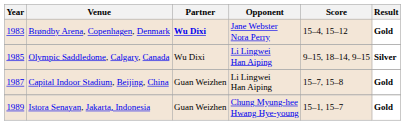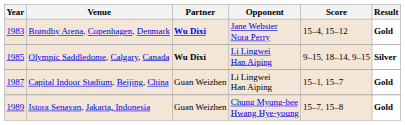(189, 57) normal -> (190, 57) bold
(323, 82) 15–7, 15–8 -> (323, 82) 15–1, 15–7
(323, 108) 15–1, 15–7 -> (323, 108) 15–7, 15–8
